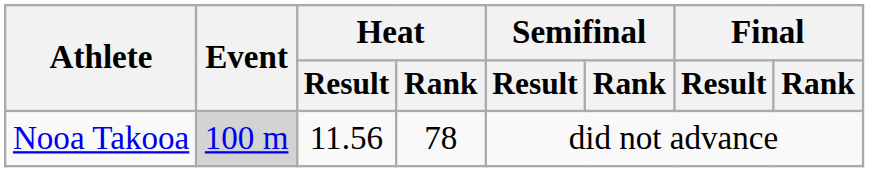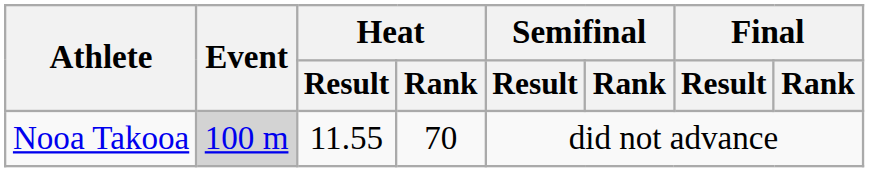(346, 138) 11.56 -> (346, 138) 11.55
(441, 138) 78 -> (441, 138) 70
